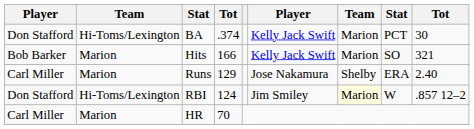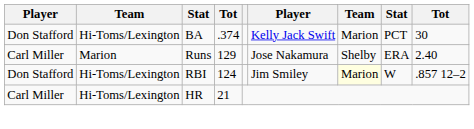- row: (196, 54)
(98, 114) Marion -> (129, 94) Hi-Toms/Lexington
(223, 114) 70 -> (223, 94) 21
